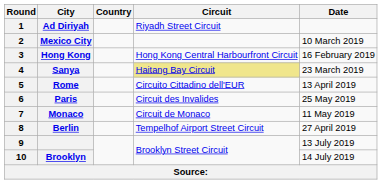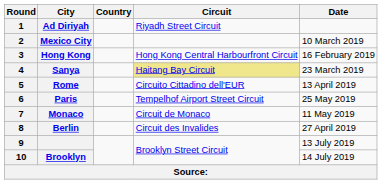(177, 99) Circuit des Invalides -> (200, 99) Tempelhof Airport Street Circuit
(200, 128) Tempelhof Airport Street Circuit -> (177, 128) Circuit des Invalides
